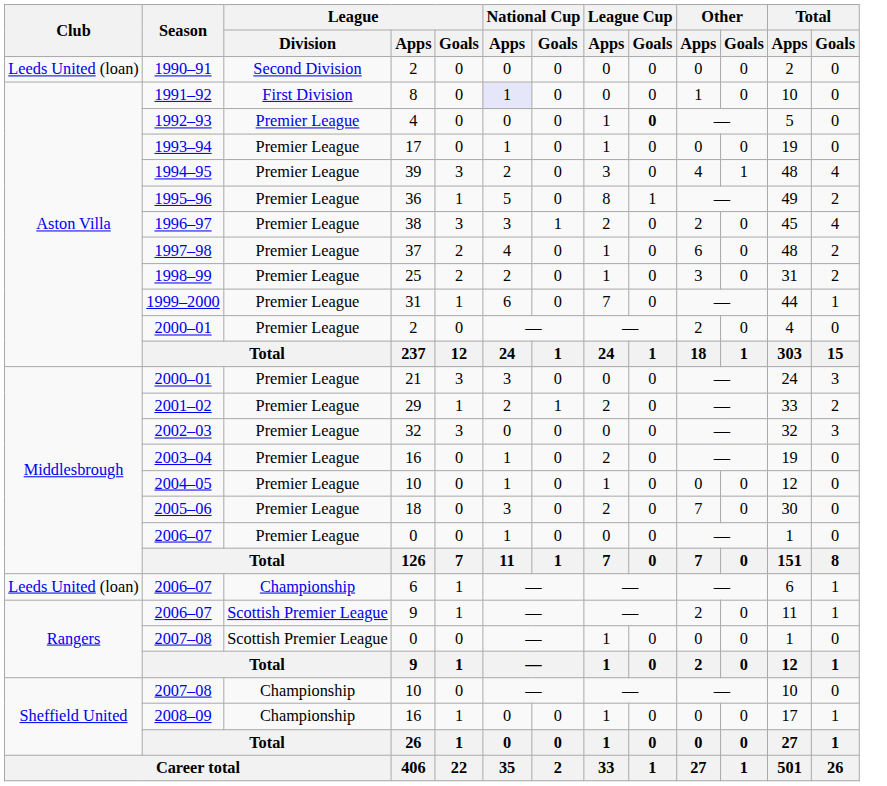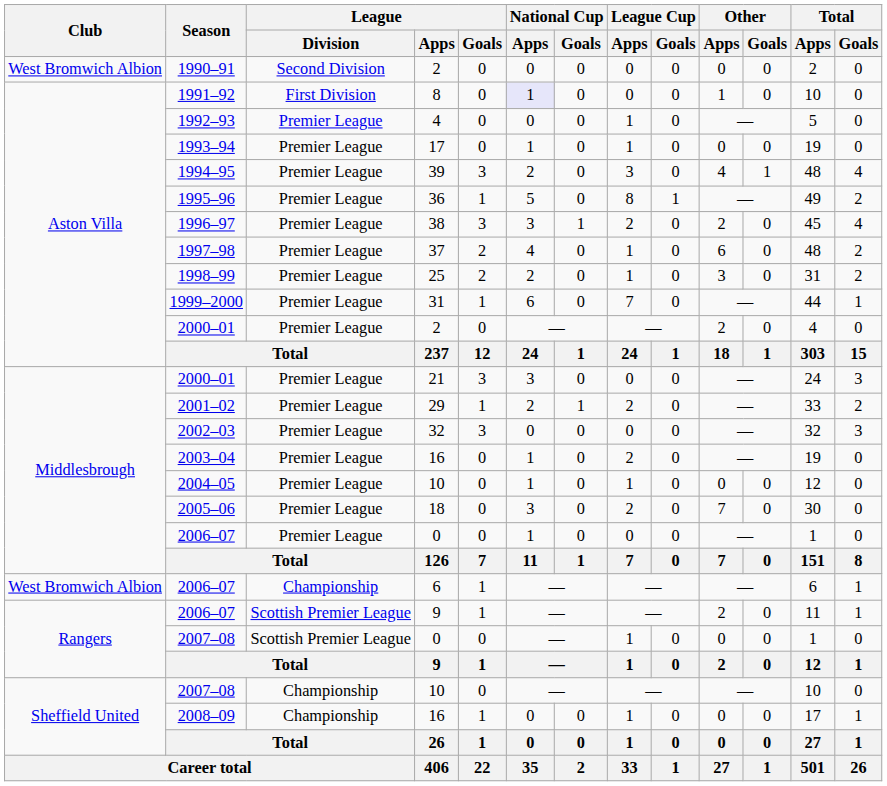(74, 69) Leeds United (loan) -> (85, 69) West Bromwich Albion
(652, 120) bold -> (676, 120) normal
(74, 586) Leeds United (loan) -> (85, 586) West Bromwich Albion
